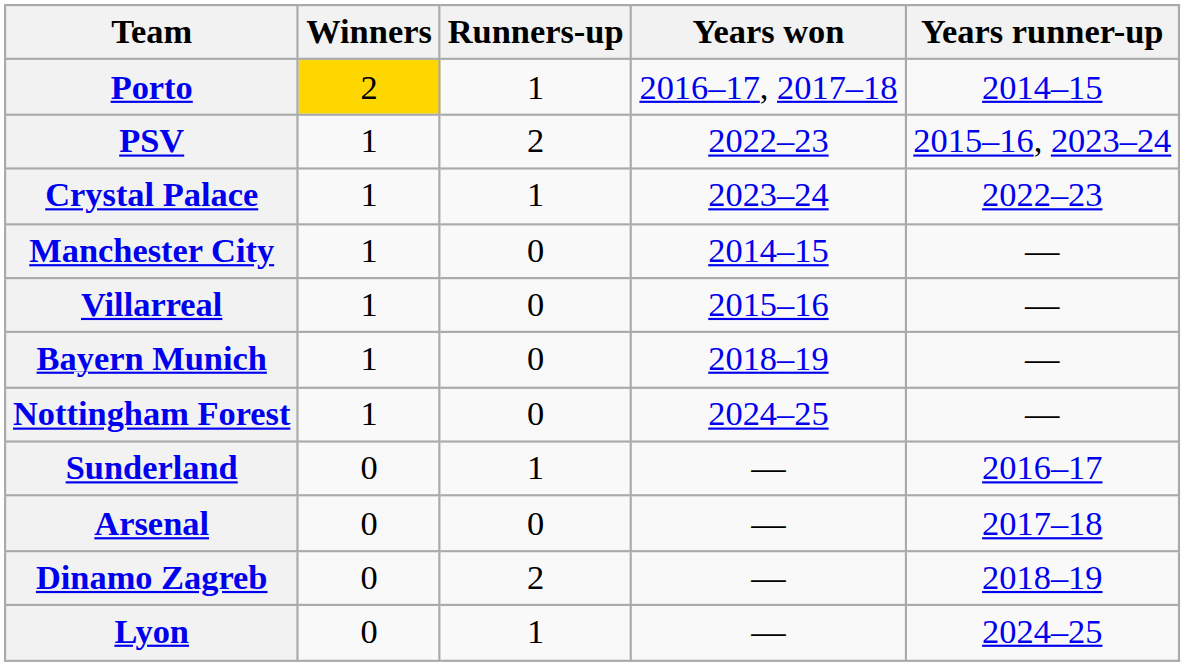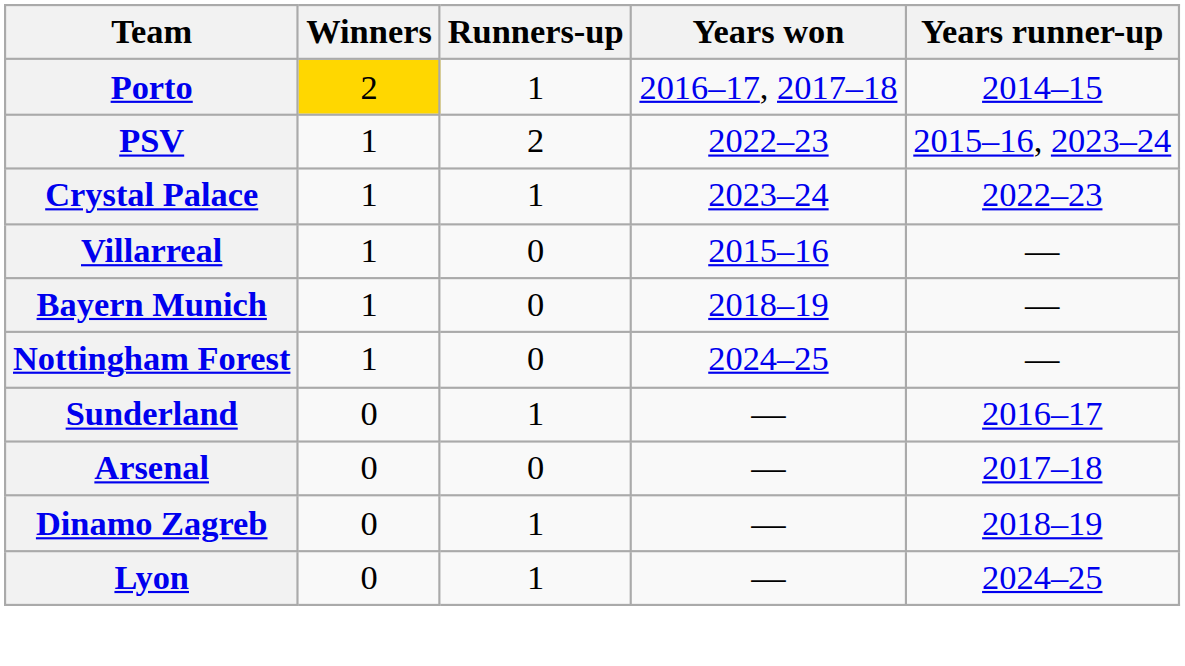- row: (152, 250)
(536, 577) 2 -> (536, 522) 1
